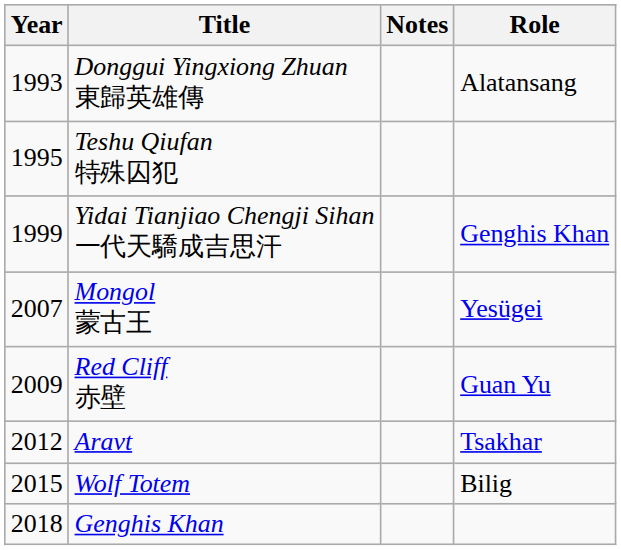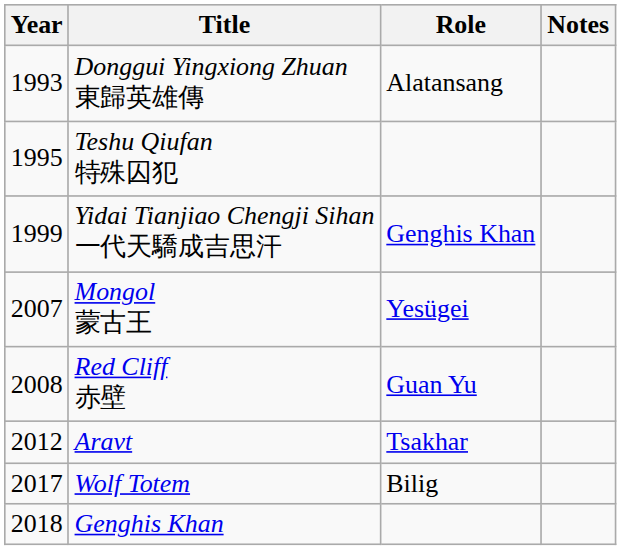columns swapped: (535, 25) <-> (417, 25)
(37, 383) 2009 -> (37, 383) 2008
(37, 482) 2015 -> (37, 482) 2017
